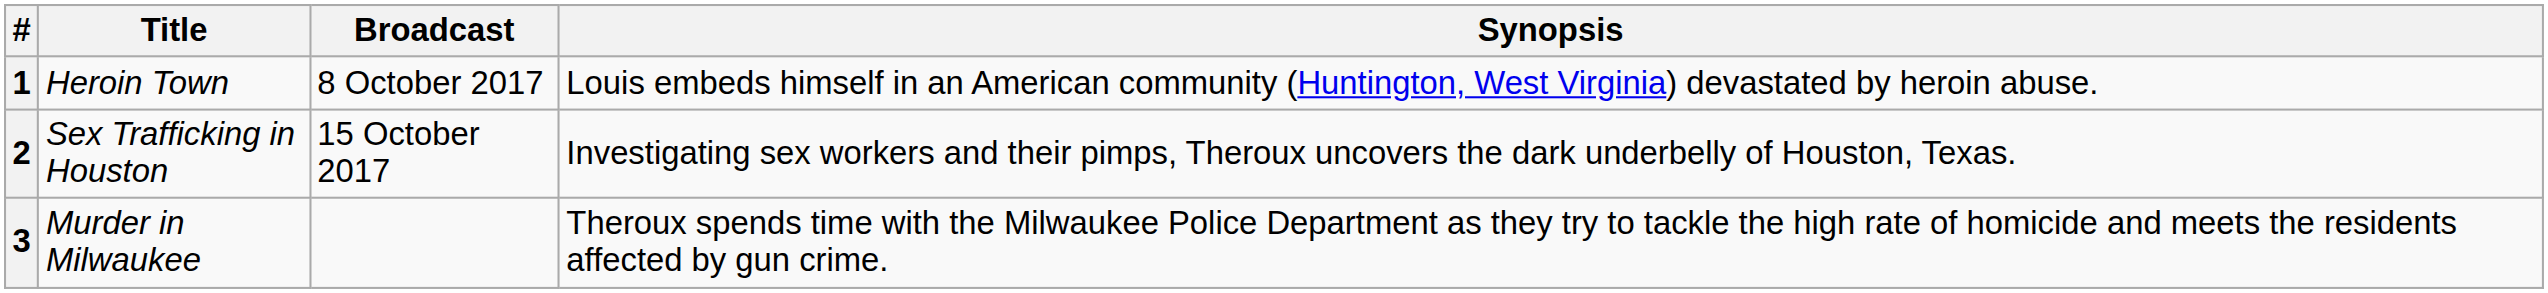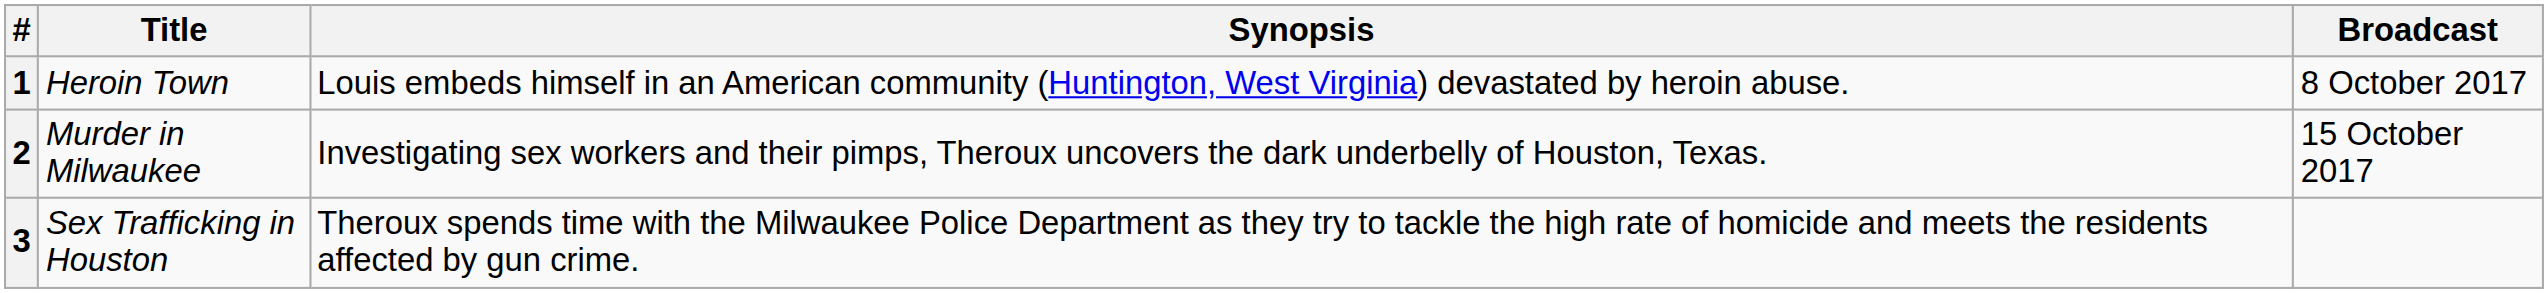columns swapped: (434, 30) <-> (1551, 30)
(171, 152) Sex Trafficking in Houston -> (123, 152) Murder in Milwaukee
(123, 241) Murder in Milwaukee -> (171, 241) Sex Trafficking in Houston
